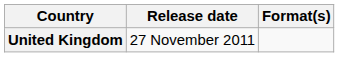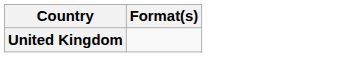- column: (192, 16)
